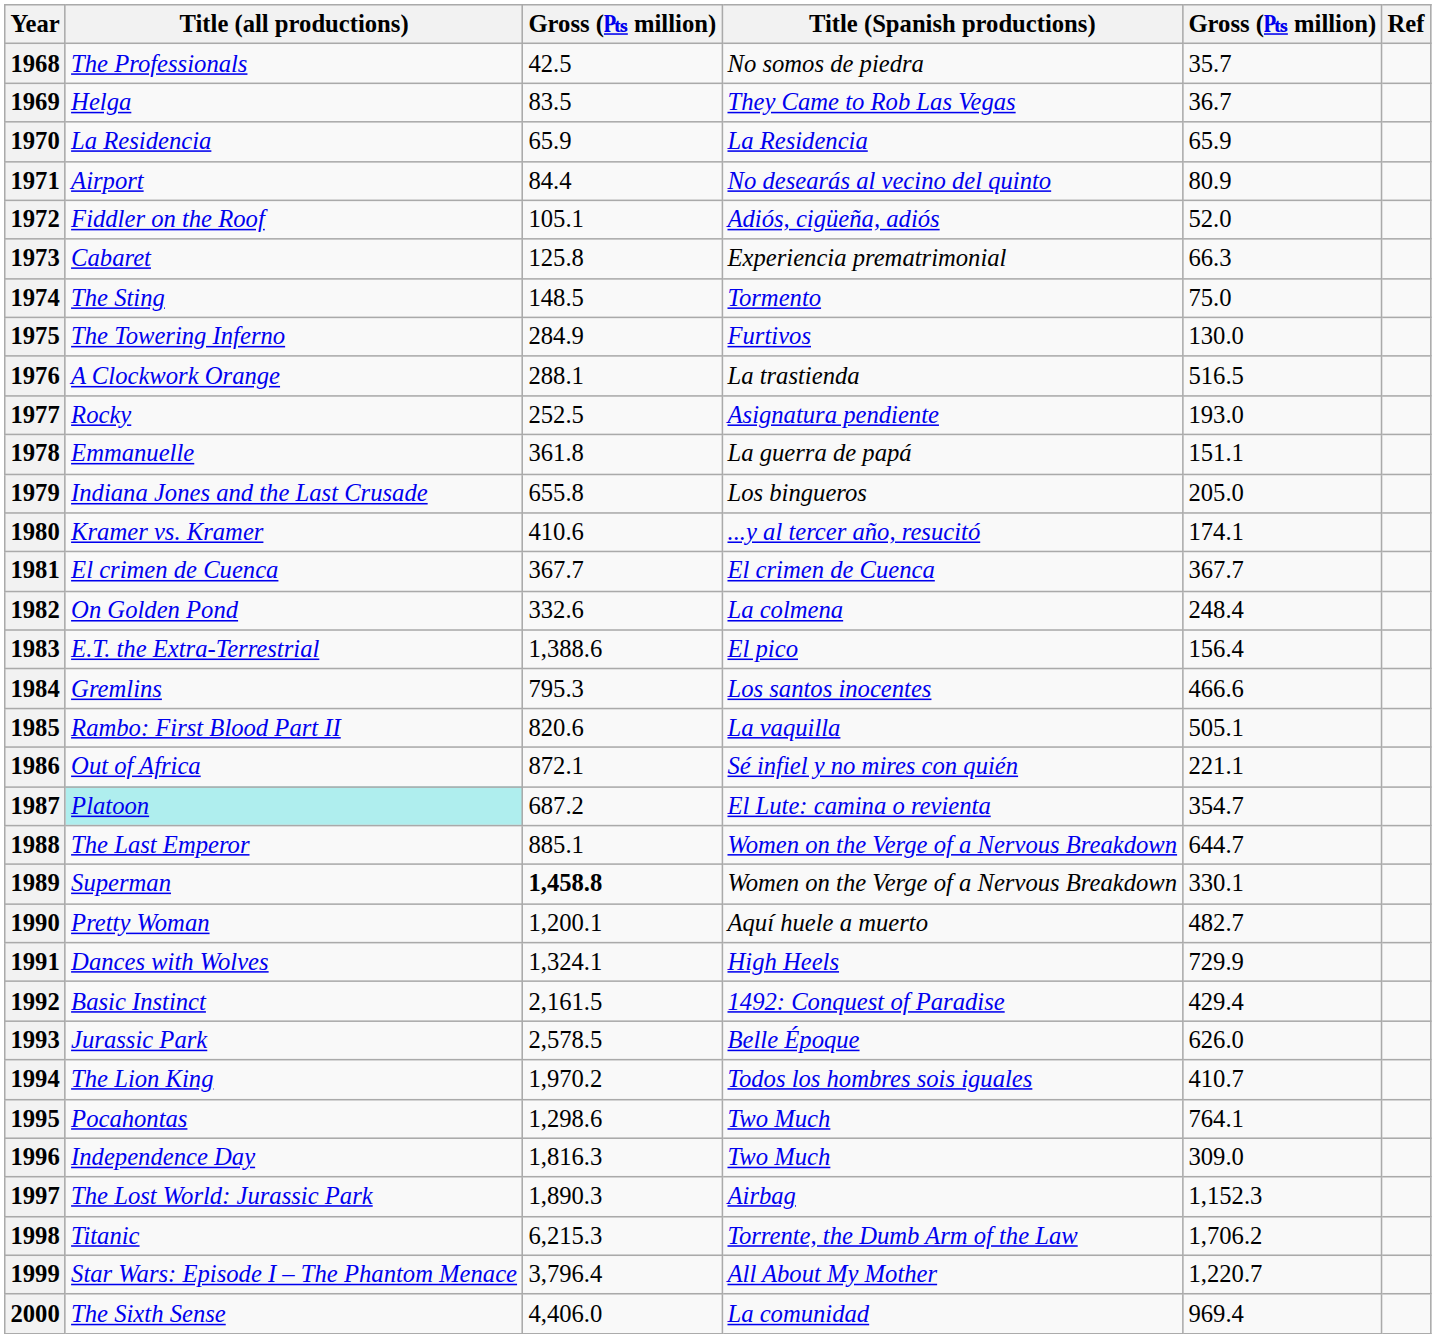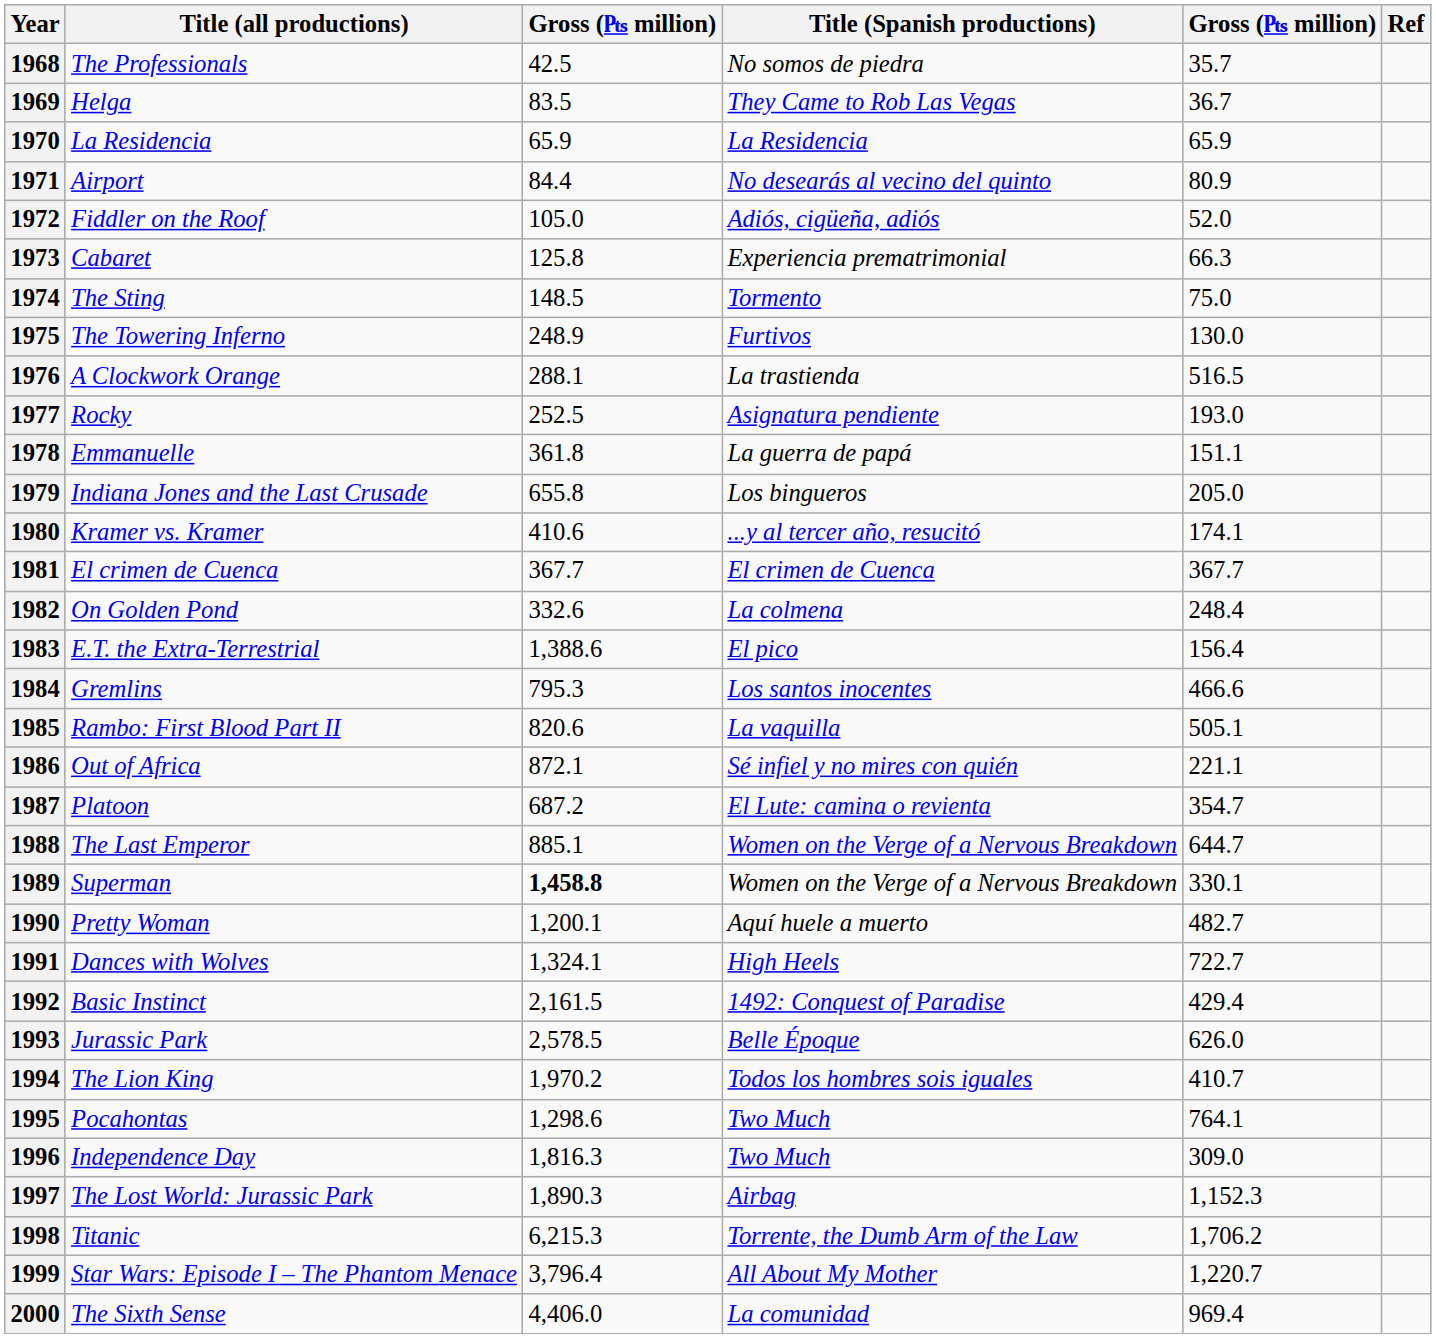(556, 219) 105.1 -> (556, 219) 105.0
(556, 336) 284.9 -> (556, 336) 248.9
(110, 805) paleturquoise background -> (110, 805) no background
(1216, 961) 729.9 -> (1216, 961) 722.7
